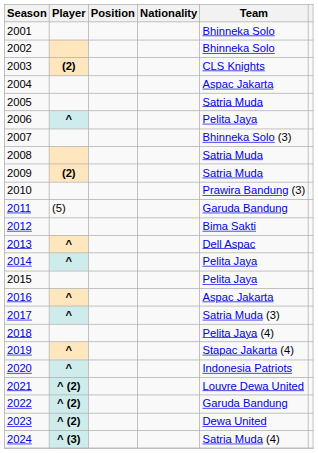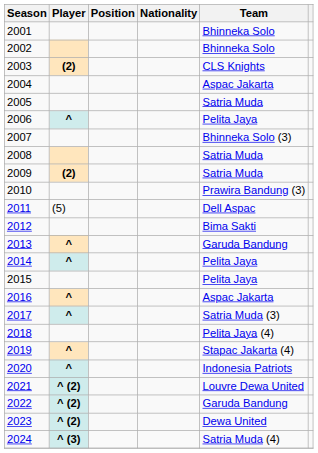(245, 208) Garuda Bandung -> (229, 208) Dell Aspac
(229, 244) Dell Aspac -> (245, 244) Garuda Bandung
